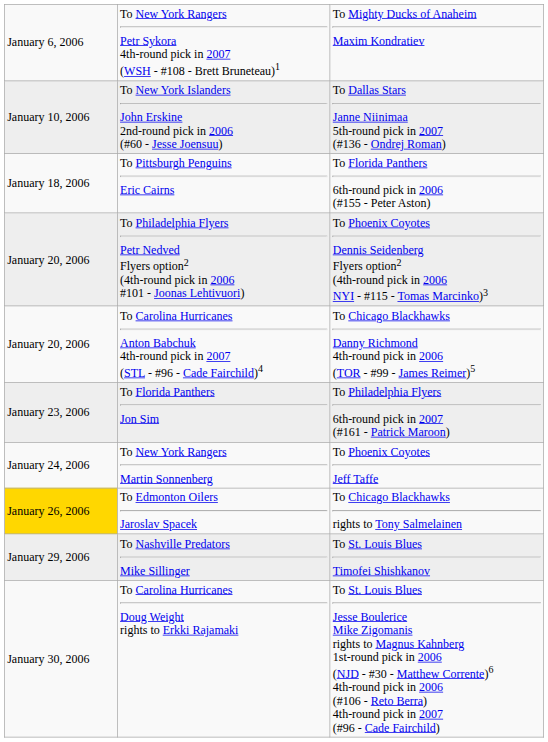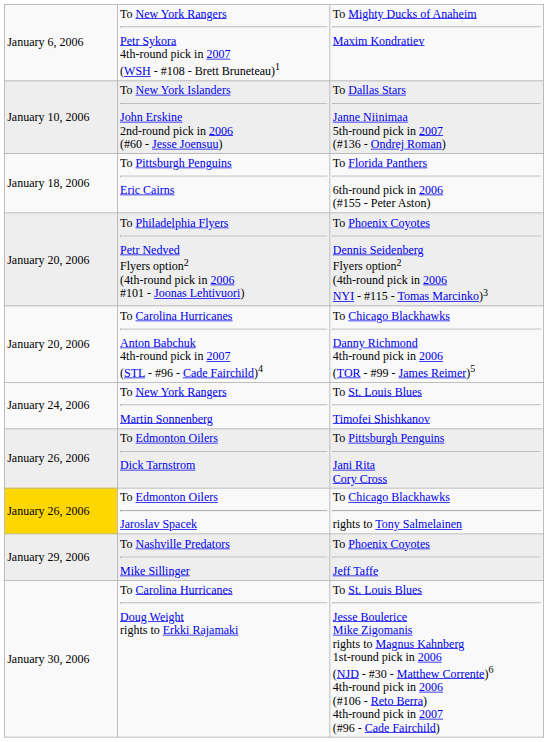- row: (224, 405)
(437, 465) To Phoenix Coyotes Jeff Taffe -> (437, 405) To St. Louis Blues Timofei Shishkanov
+ row: (224, 451)
(437, 557) To St. Louis Blues Timofei Shishkanov -> (437, 557) To Phoenix Coyotes Jeff Taffe
